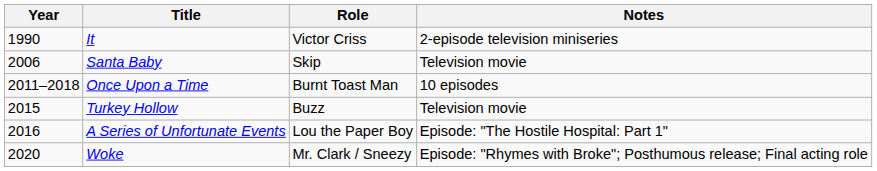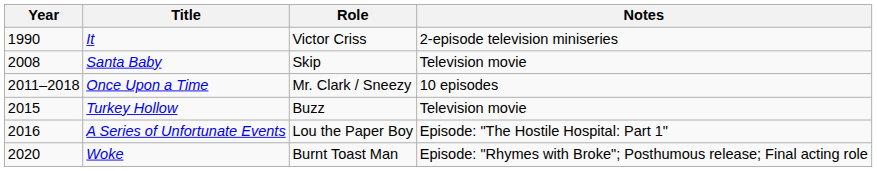(24, 62) 2006 -> (24, 62) 2008
(345, 85) Burnt Toast Man -> (352, 85) Mr. Clark / Sneezy
(352, 154) Mr. Clark / Sneezy -> (345, 154) Burnt Toast Man
